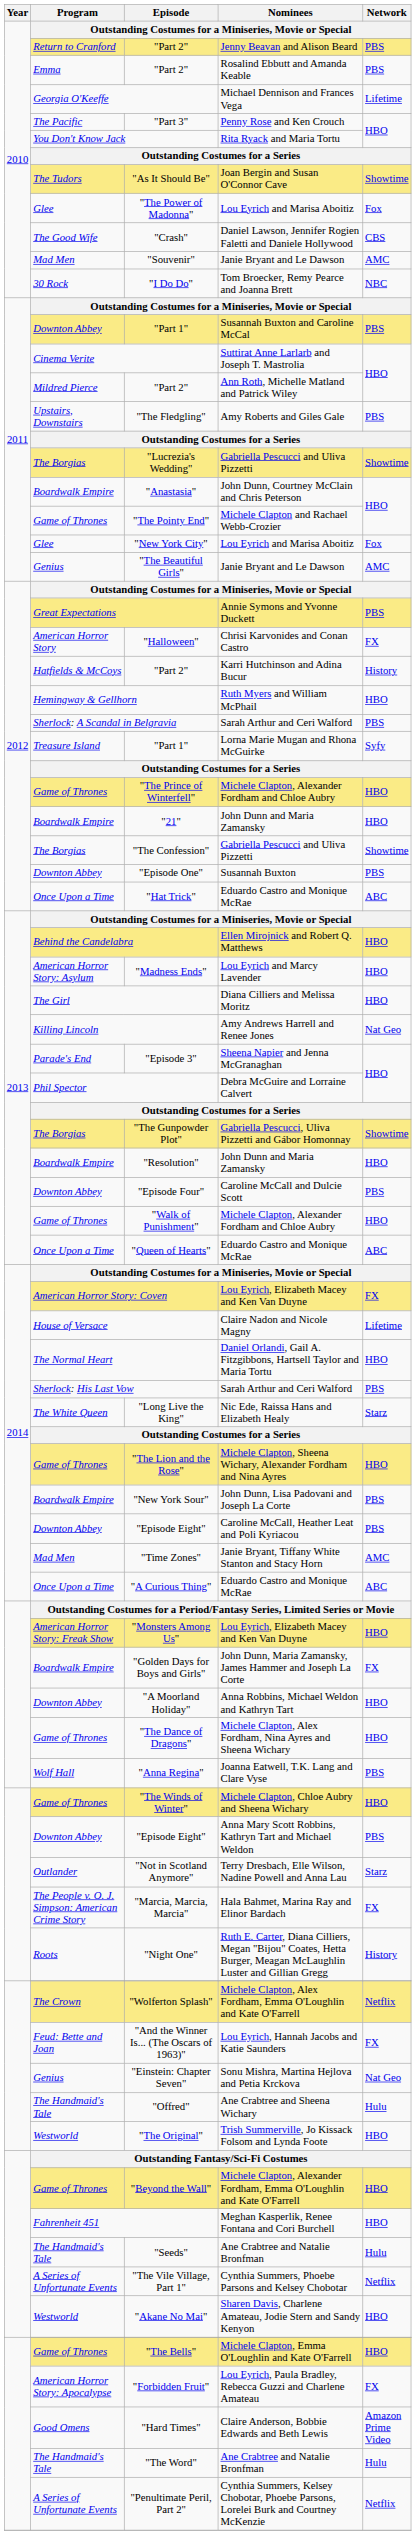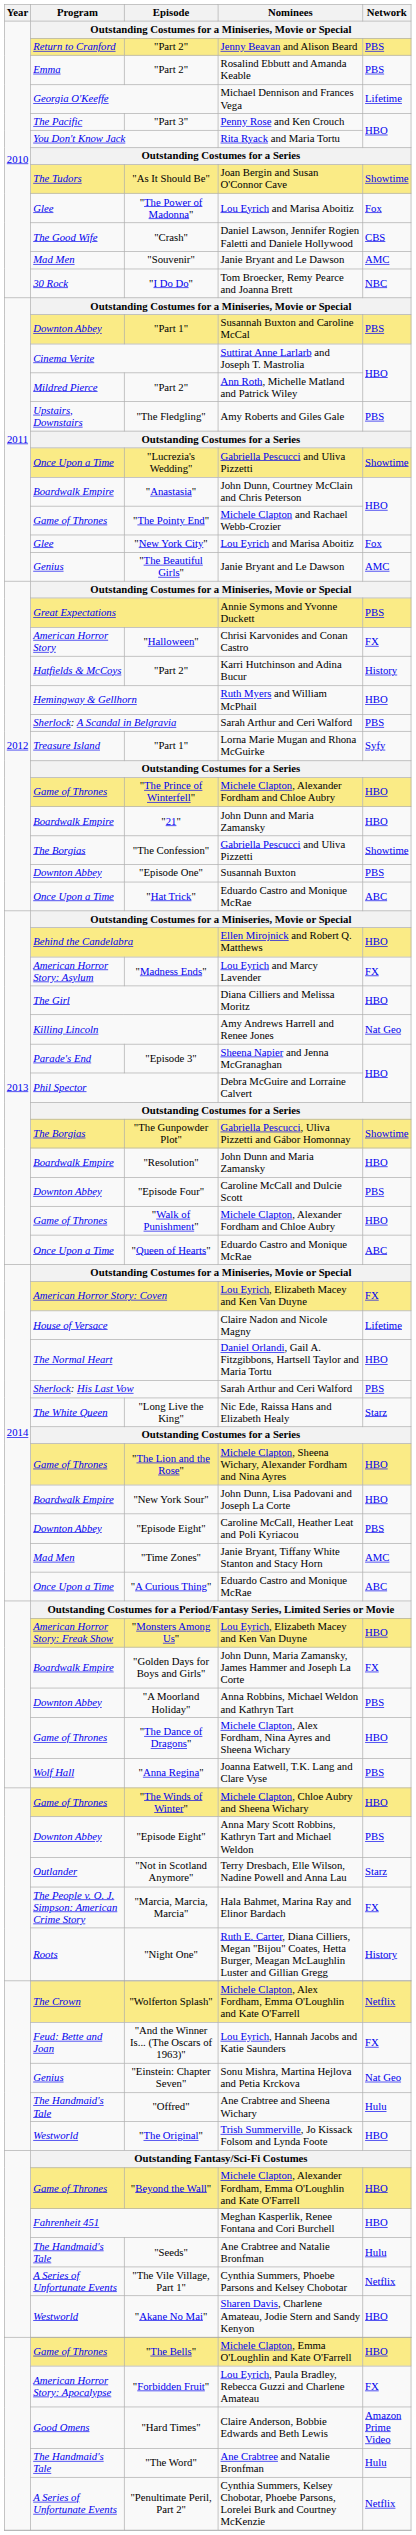(59, 462) The Borgias -> (74, 462) Once Upon a Time
(376, 971) HBO -> (372, 971) FX
(375, 1499) PBS -> (376, 1499) HBO
(376, 1702) HBO -> (375, 1702) PBS
